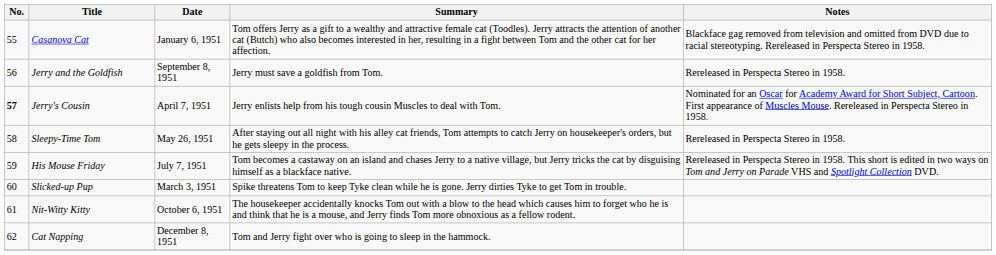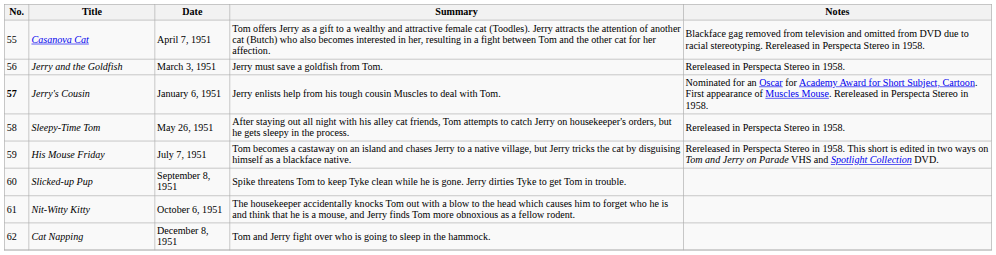(189, 39) January 6, 1951 -> (184, 39) April 7, 1951
(184, 72) September 8, 1951 -> (187, 67) March 3, 1951
(184, 105) April 7, 1951 -> (189, 94) January 6, 1951
(187, 187) March 3, 1951 -> (184, 182) September 8, 1951
